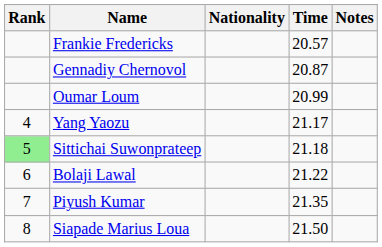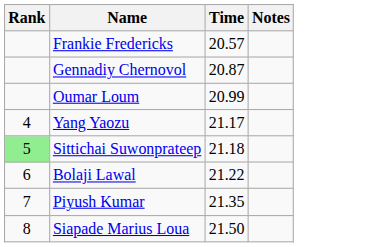- column: (247, 17)
